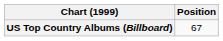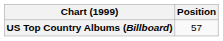(197, 28) 67 -> (197, 28) 57
